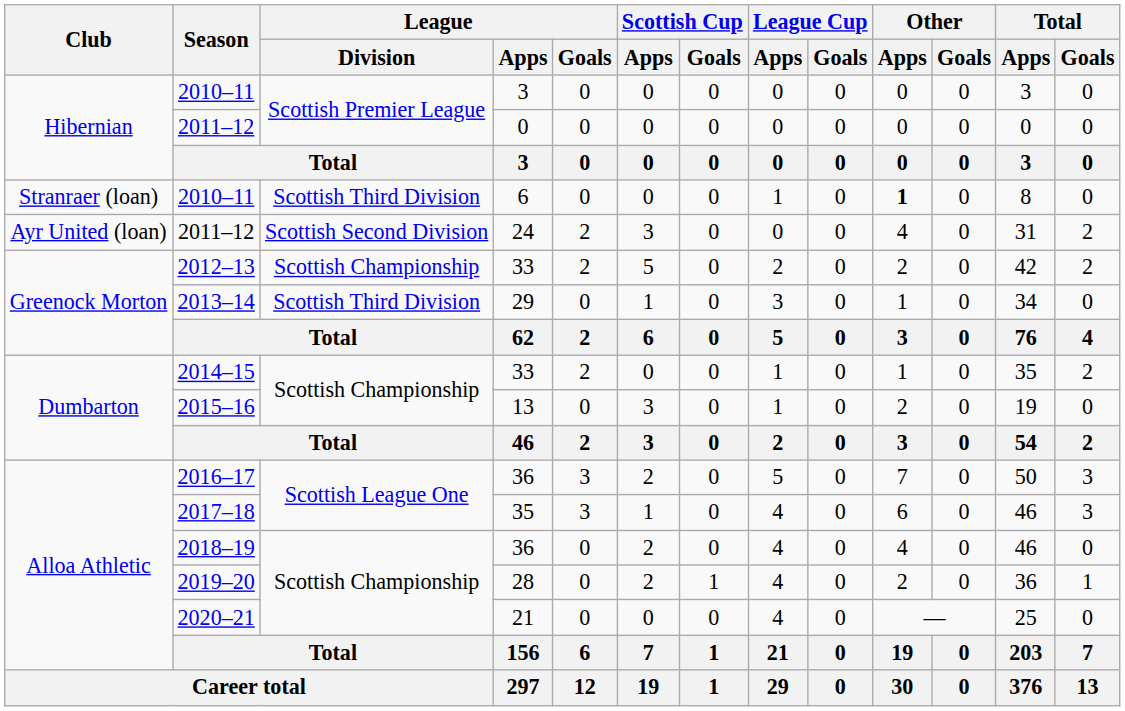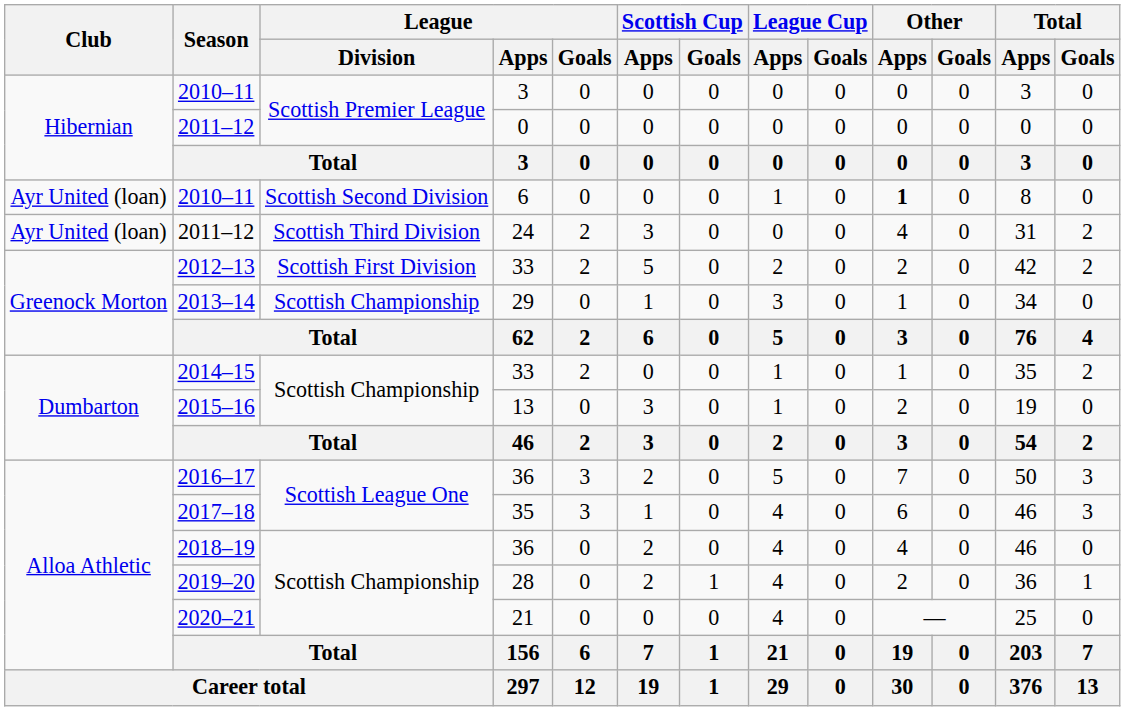(89, 197) Stranraer (loan) -> (89, 197) Ayr United (loan)
(377, 197) Scottish Third Division -> (377, 197) Scottish Second Division
(377, 232) Scottish Second Division -> (377, 232) Scottish Third Division
(377, 267) Scottish Championship -> (377, 267) Scottish First Division
(377, 302) Scottish Third Division -> (377, 302) Scottish Championship
